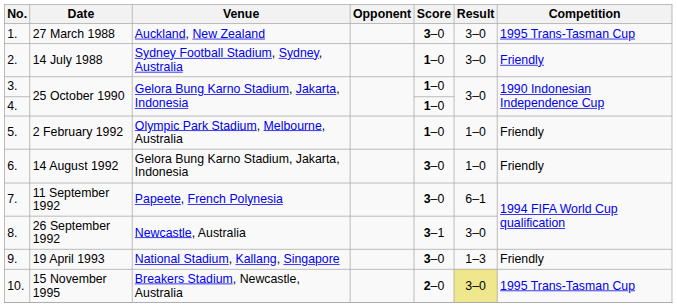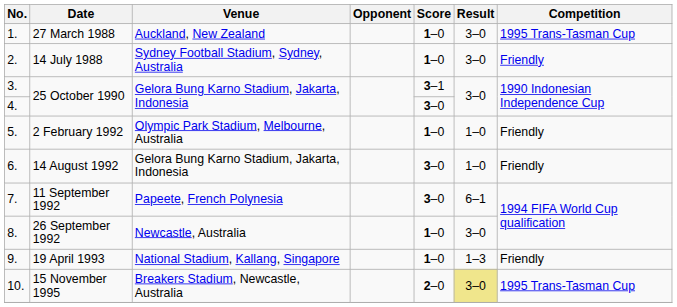(434, 33) 3–0 -> (434, 33) 1–0
(434, 86) 1–0 -> (434, 86) 3–1
(434, 106) 1–0 -> (434, 106) 3–0
(434, 232) 3–1 -> (434, 232) 1–0
(434, 259) 3–0 -> (434, 259) 1–0
